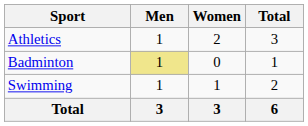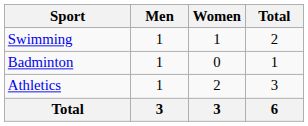rows swapped: (34, 39) <-> (40, 86)
(160, 62) khaki background -> (160, 62) no background
